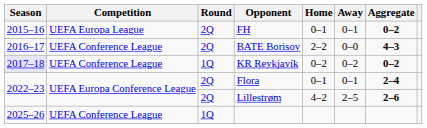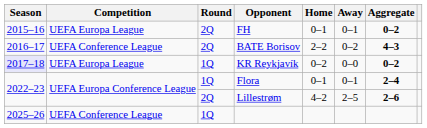(350, 47) 0–0 -> (350, 47) 0–2
(106, 64) UEFA Conference League -> (97, 64) UEFA Europa League
(350, 64) 0–2 -> (350, 64) 0–0
(207, 81) 2Q -> (207, 81) 1Q
